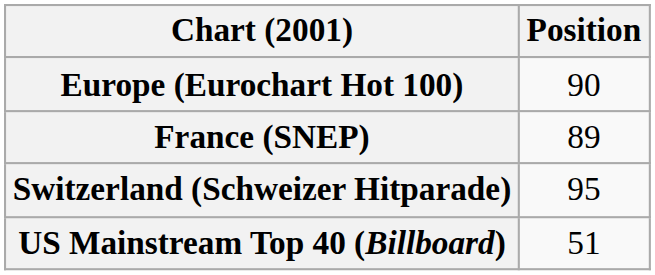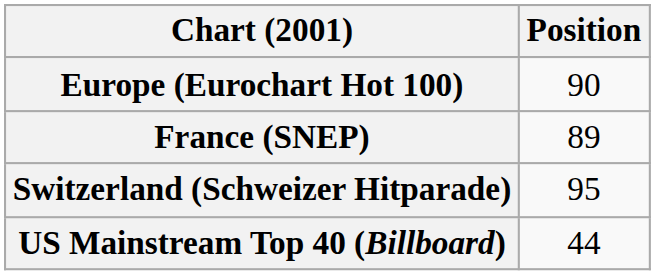(584, 242) 51 -> (584, 242) 44
